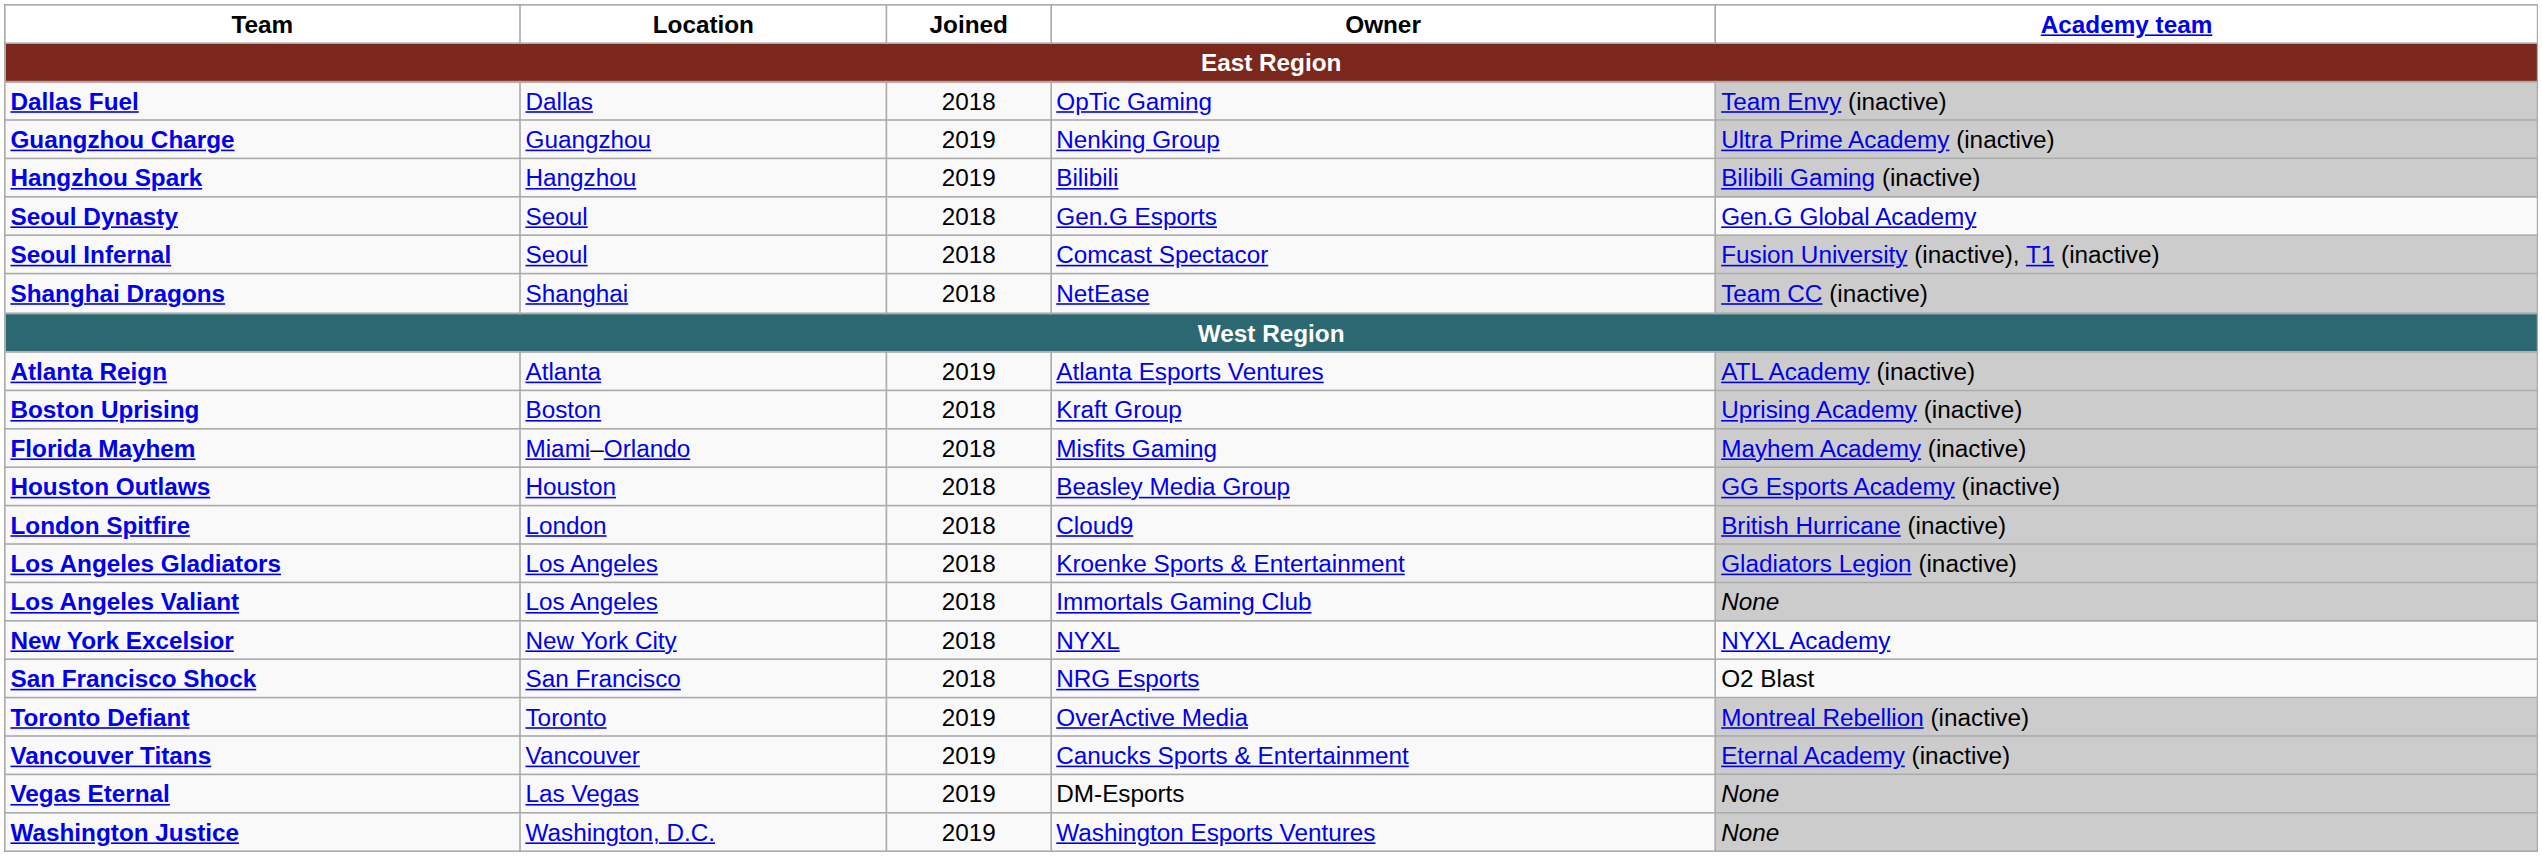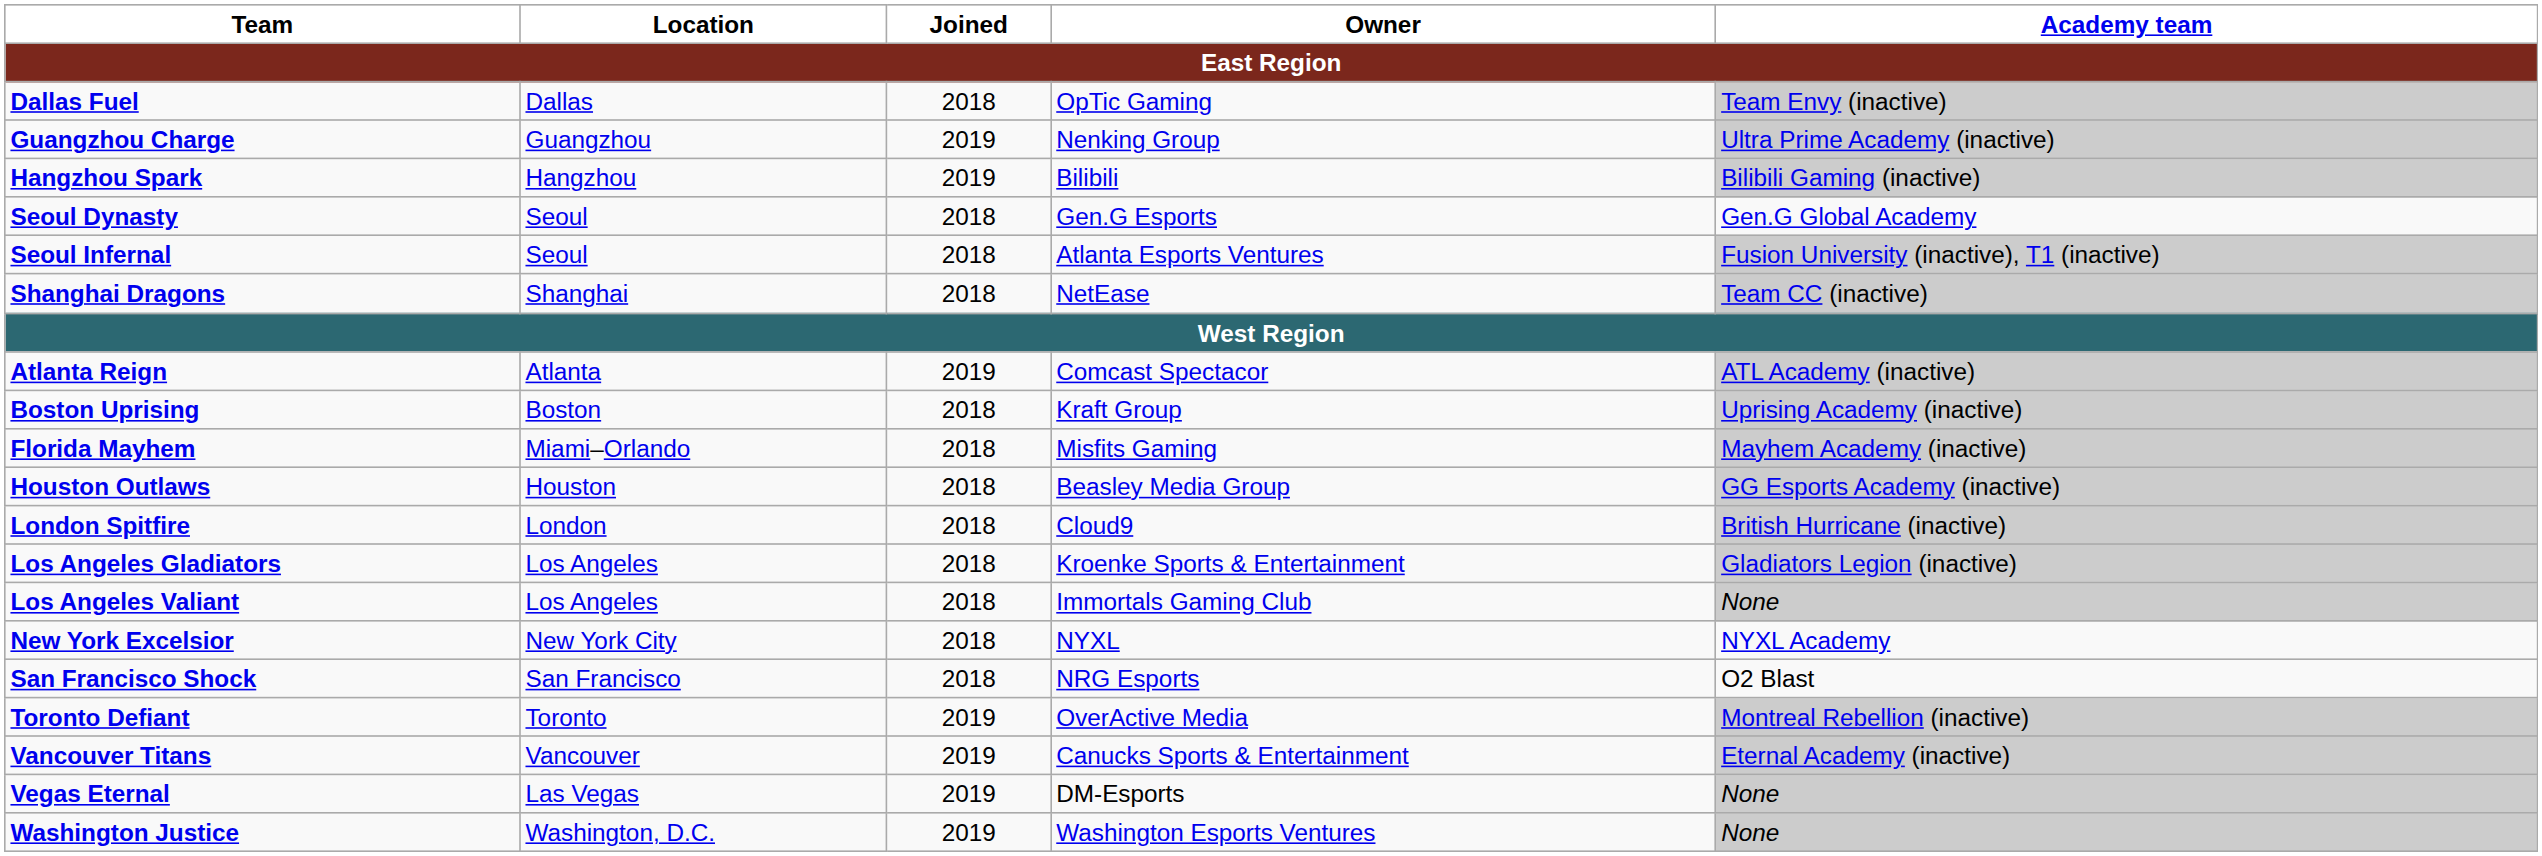(1162, 255) Comcast Spectacor -> (1190, 255) Atlanta Esports Ventures
(1190, 371) Atlanta Esports Ventures -> (1162, 371) Comcast Spectacor
